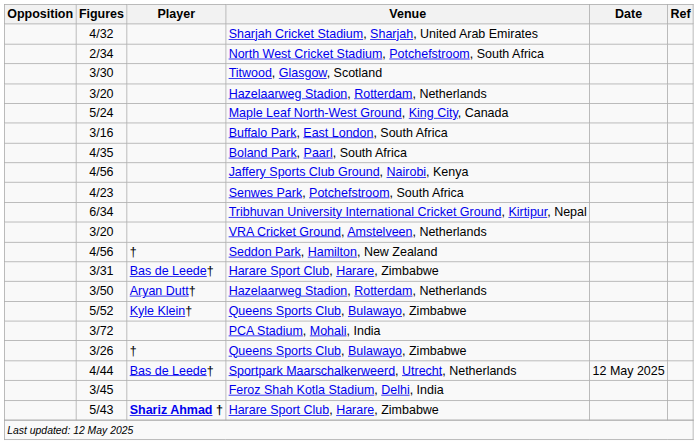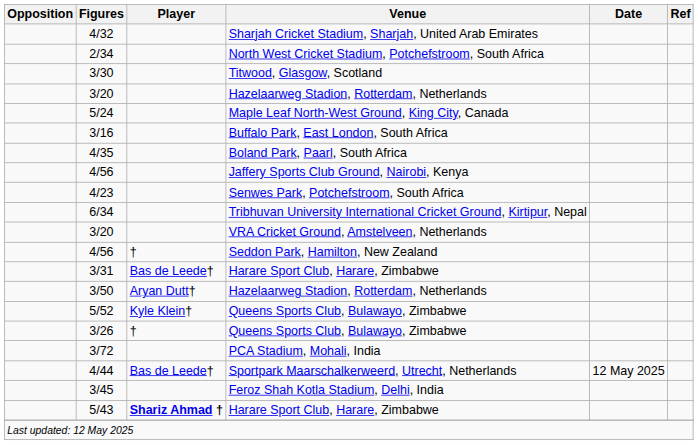rows swapped: (101, 331) <-> (101, 350)
